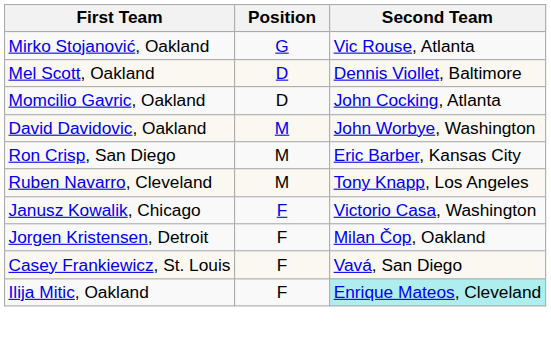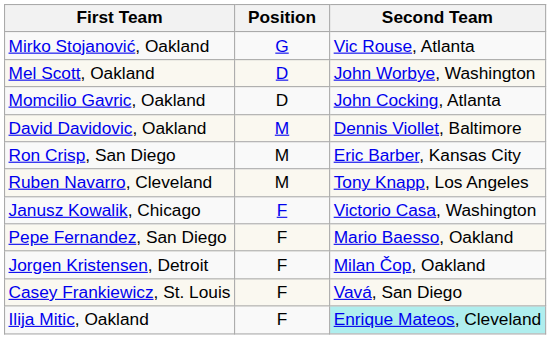(428, 73) Dennis Viollet, Baltimore -> (435, 73) John Worbye, Washington
(435, 127) John Worbye, Washington -> (428, 127) Dennis Viollet, Baltimore
+ row: (118, 237)
